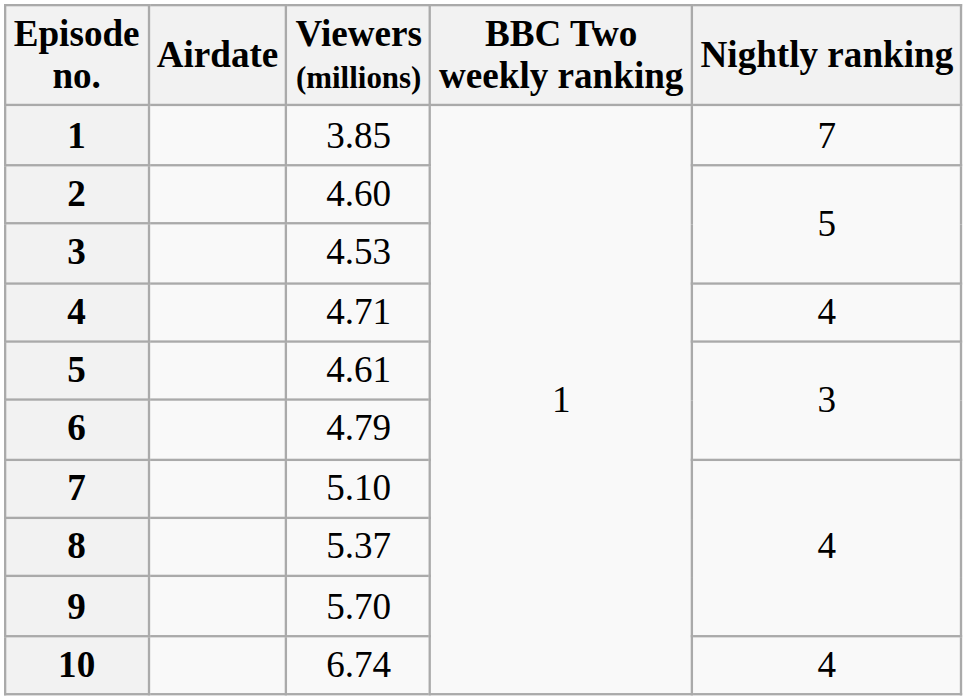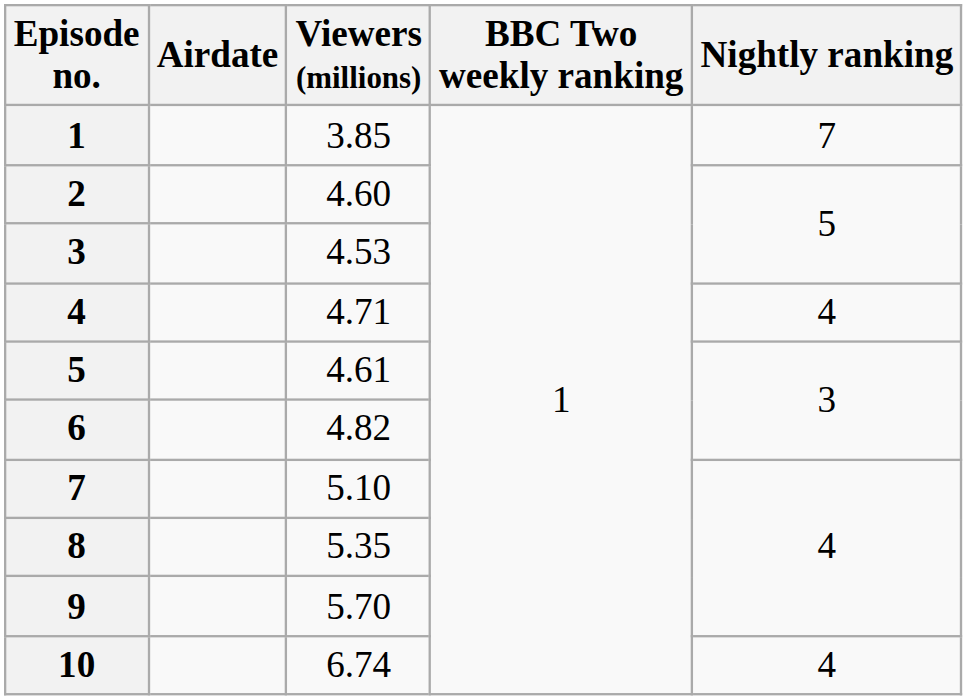(359, 428) 4.79 -> (359, 428) 4.82
(359, 546) 5.37 -> (359, 546) 5.35
